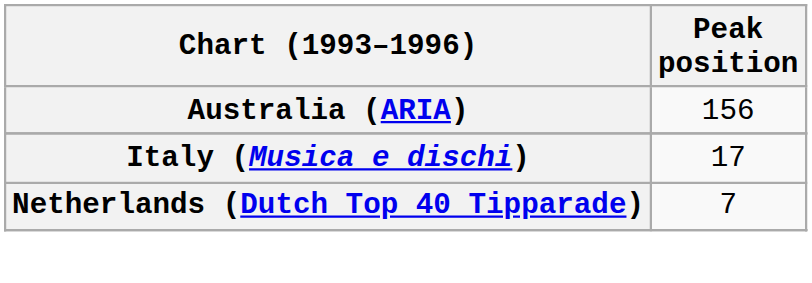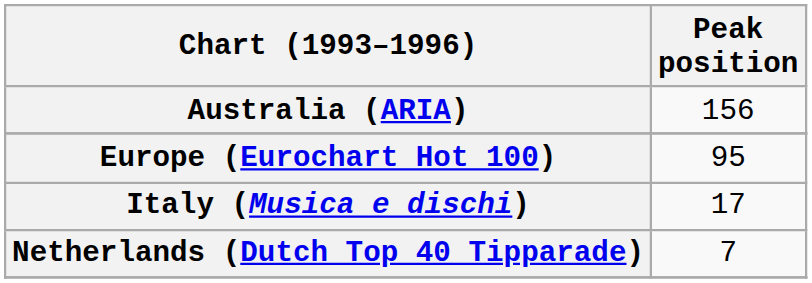+ row: (328, 158)
